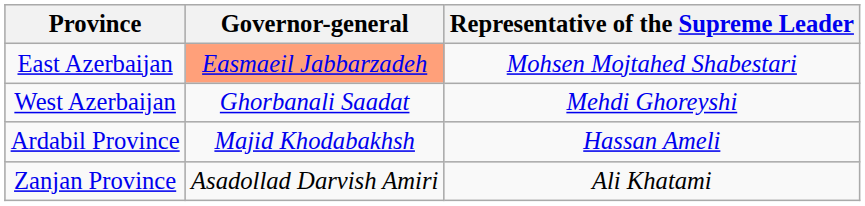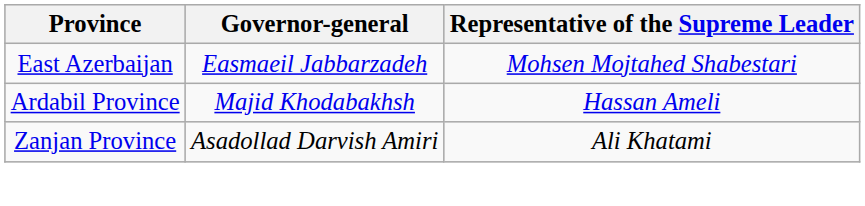(315, 63) lightsalmon background -> (315, 63) no background
- row: (95, 102)
